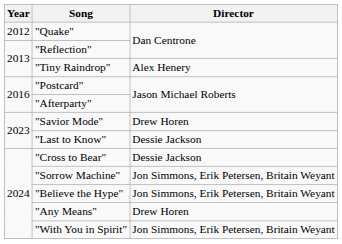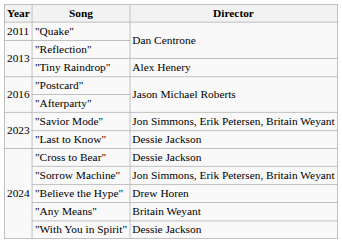(18, 31) 2012 -> (18, 31) 2011
(161, 121) Drew Horen -> (234, 121) Jon Simmons, Erik Petersen, Britain Weyant
(234, 193) Jon Simmons, Erik Petersen, Britain Weyant -> (161, 193) Drew Horen
(161, 211) Drew Horen -> (167, 211) Britain Weyant
(234, 229) Jon Simmons, Erik Petersen, Britain Weyant -> (167, 229) Dessie Jackson
